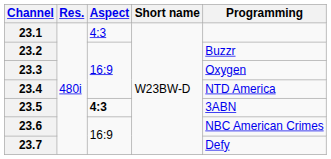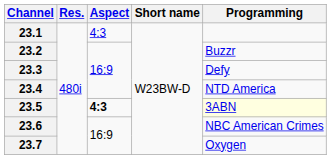(226, 70) Oxygen -> (217, 70) Defy
(221, 107) no background -> (221, 107) lightyellow background
(217, 145) Defy -> (226, 145) Oxygen
